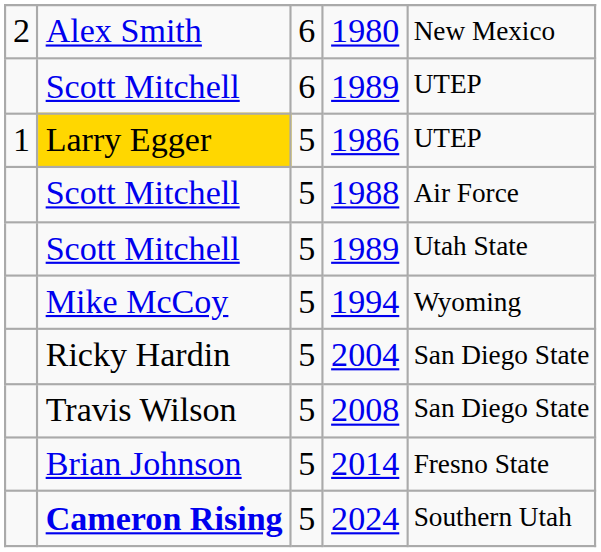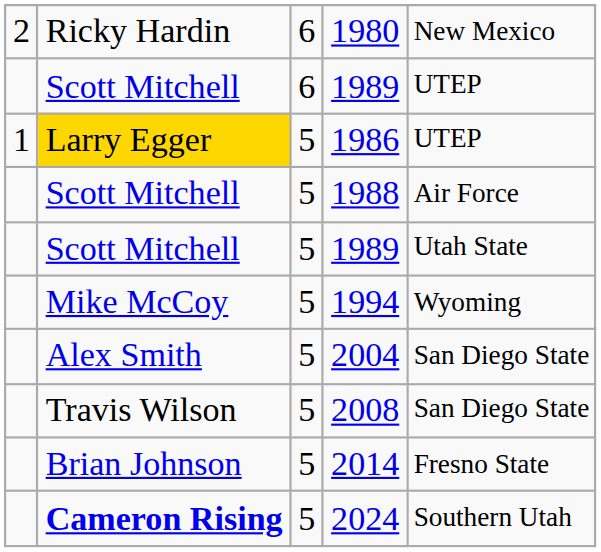(124, 31) Alex Smith -> (138, 31) Ricky Hardin
(138, 355) Ricky Hardin -> (124, 355) Alex Smith
